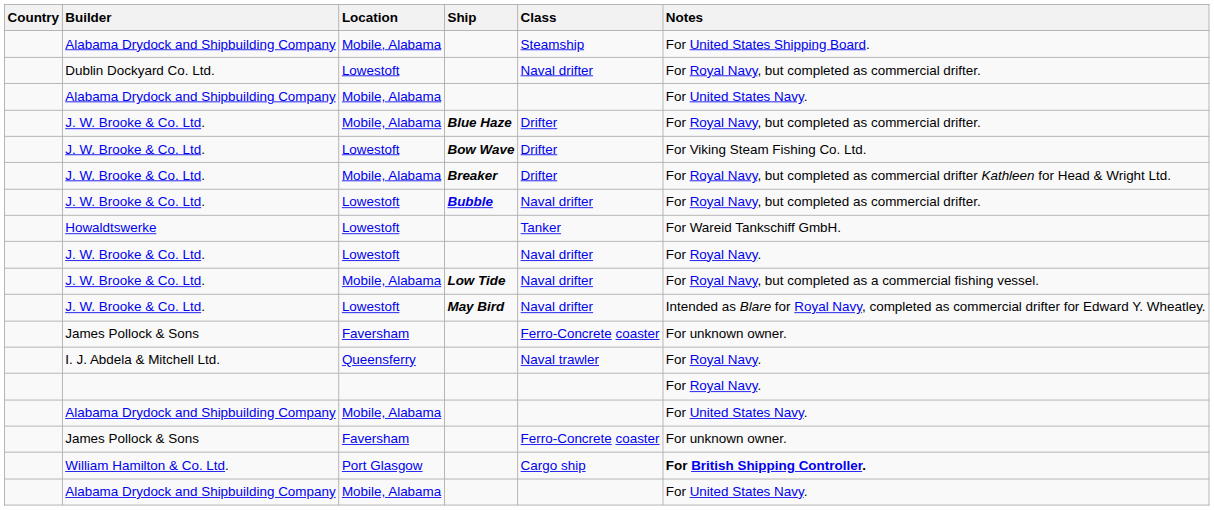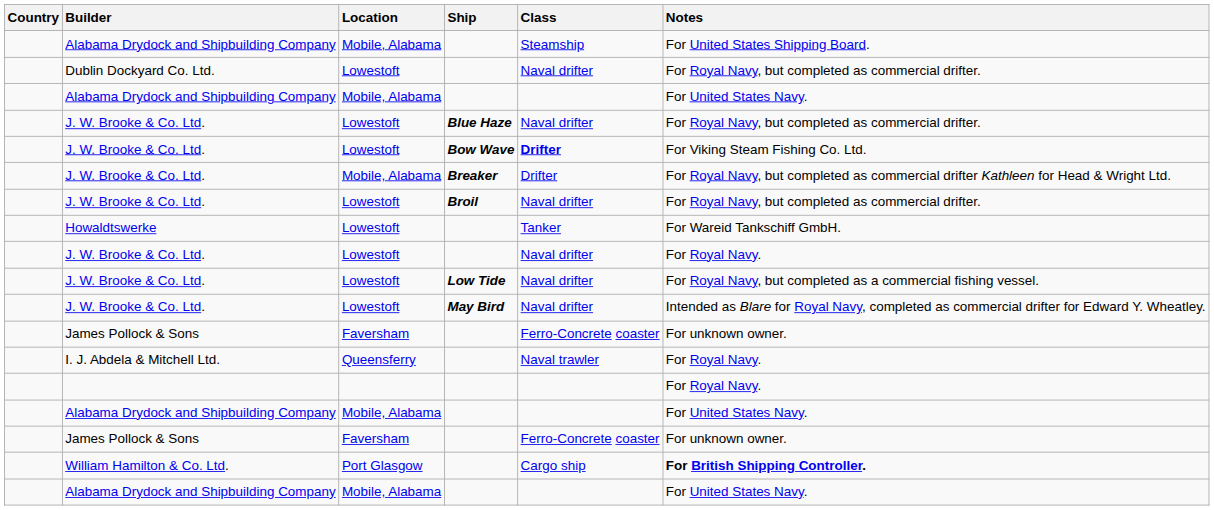(392, 123) Mobile, Alabama -> (371, 123) Lowestoft
(539, 123) Drifter -> (557, 123) Naval drifter
(539, 149) normal -> (541, 149) bold
+ row: (135, 202)
- row: (135, 202)
(392, 281) Mobile, Alabama -> (371, 281) Lowestoft
